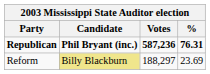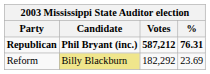(159, 45) 587,236 -> (159, 45) 587,212
(159, 61) 188,297 -> (159, 61) 182,292
